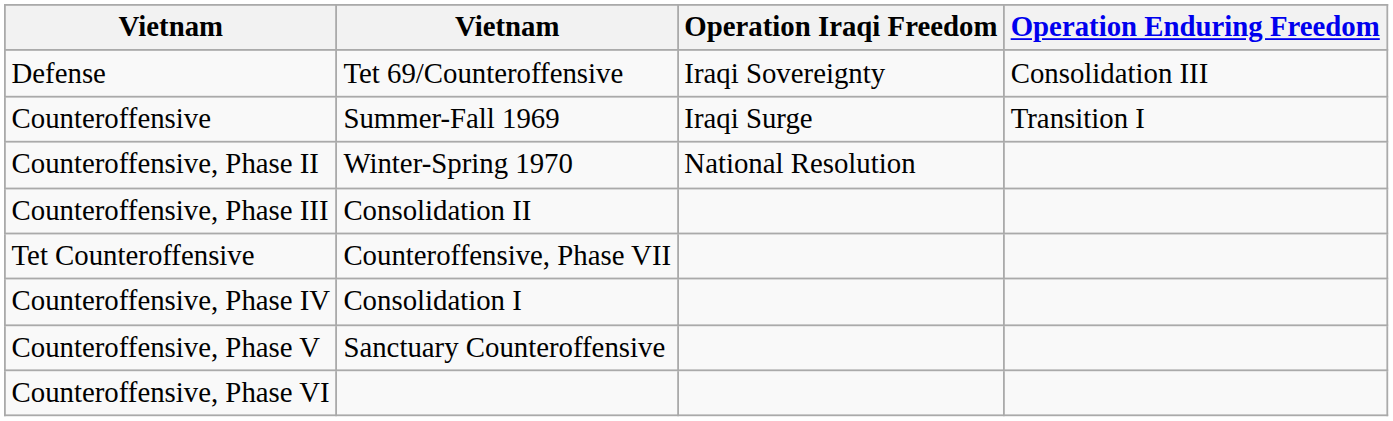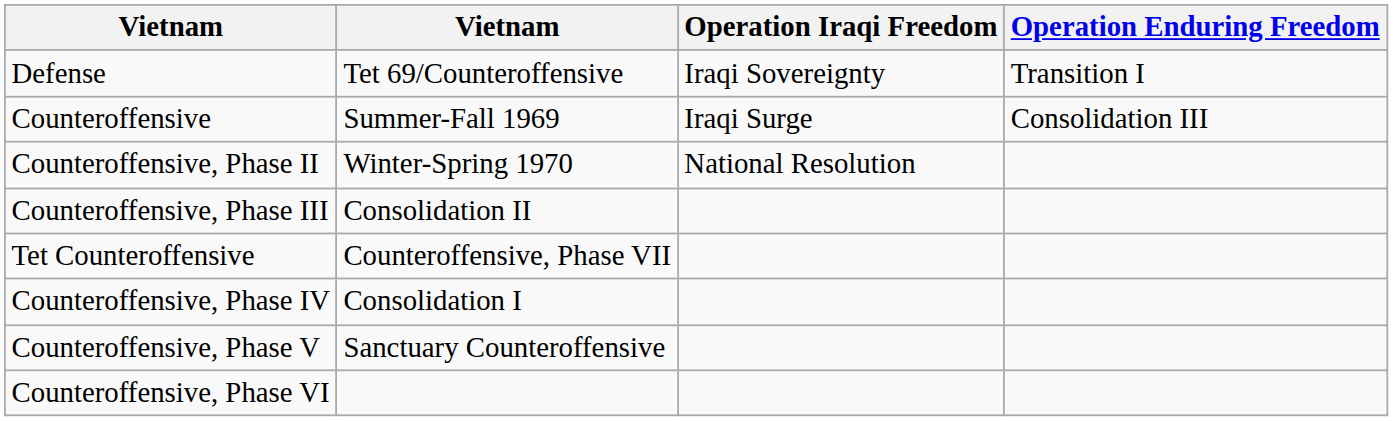(1109, 73) Consolidation III -> (1078, 73) Transition I
(1078, 118) Transition I -> (1109, 118) Consolidation III
